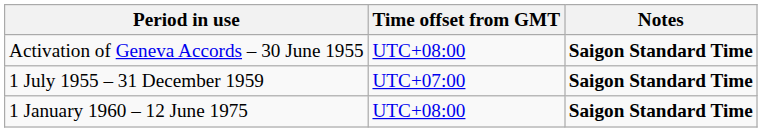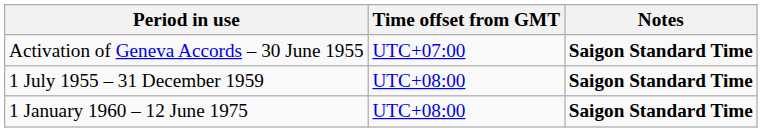(419, 50) UTC+08:00 -> (419, 50) UTC+07:00
(419, 80) UTC+07:00 -> (419, 80) UTC+08:00
